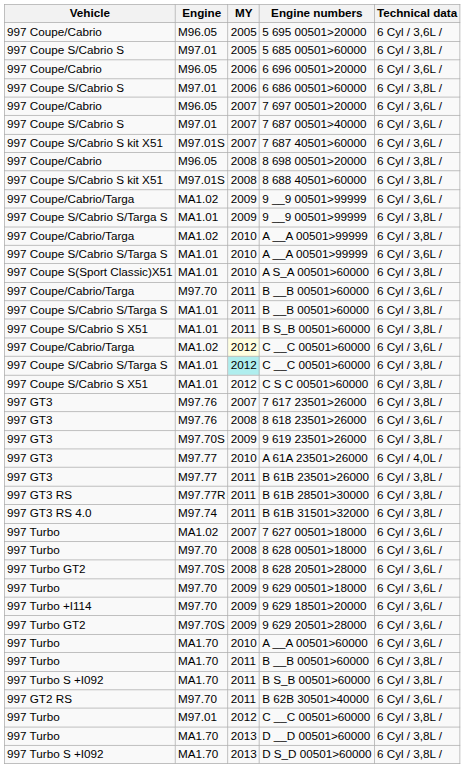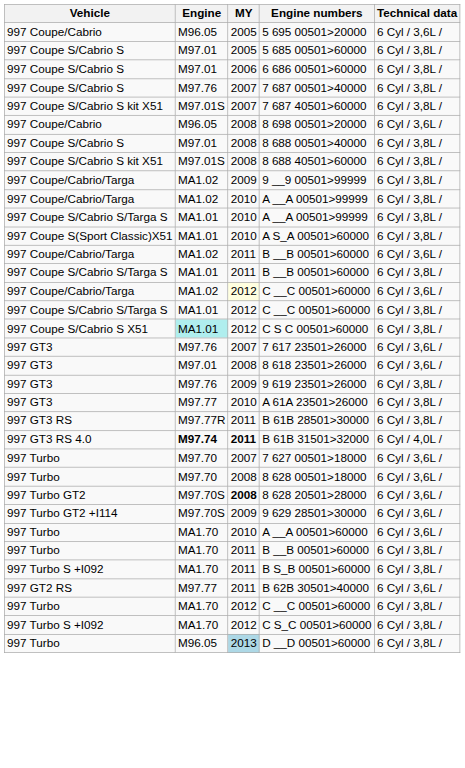- row: (54, 69)
- row: (54, 106)
(197, 124) M97.01 -> (197, 87) M97.76
(410, 124) 6 Cyl / 3,6L / -> (410, 87) 6 Cyl / 3,8L /
(410, 143) 6 Cyl / 3,6L / -> (410, 106) 6 Cyl / 3,8L /
(410, 161) 6 Cyl / 3,8L / -> (410, 124) 6 Cyl / 3,6L /
+ row: (65, 143)
(410, 198) 6 Cyl / 3,6L / -> (410, 180) 6 Cyl / 3,8L /
- row: (87, 217)
(410, 254) 6 Cyl / 3,6L / -> (410, 217) 6 Cyl / 3,8L /
(197, 291) M97.70 -> (198, 254) MA1.02
- row: (78, 328)
(244, 365) paleturquoise background -> (244, 310) no background
(198, 384) no background -> (198, 328) paleturquoise background
(410, 402) 6 Cyl / 3,8L / -> (410, 347) 6 Cyl / 3,6L /
(197, 421) M97.76 -> (197, 365) M97.01
(201, 439) M97.70S -> (197, 384) M97.76
(410, 458) 6 Cyl / 4,0L / -> (410, 402) 6 Cyl / 3,8L /
- row: (30, 476)
(197, 513) normal -> (197, 439) bold
(243, 513) normal -> (243, 439) bold
(410, 513) 6 Cyl / 3,8L / -> (410, 439) 6 Cyl / 4,0L /
(198, 532) MA1.02 -> (197, 458) M97.70
(244, 569) normal -> (244, 495) bold
- row: (33, 587)
- row: (49, 606)
- row: (46, 625)
+ row: (62, 513)
(197, 699) M97.70 -> (197, 587) M97.77
(197, 717) M97.01 -> (198, 606) MA1.70
+ row: (55, 625)
(198, 736) MA1.70 -> (197, 643) M96.05
(244, 736) no background -> (244, 643) lightblue background
- row: (55, 754)
